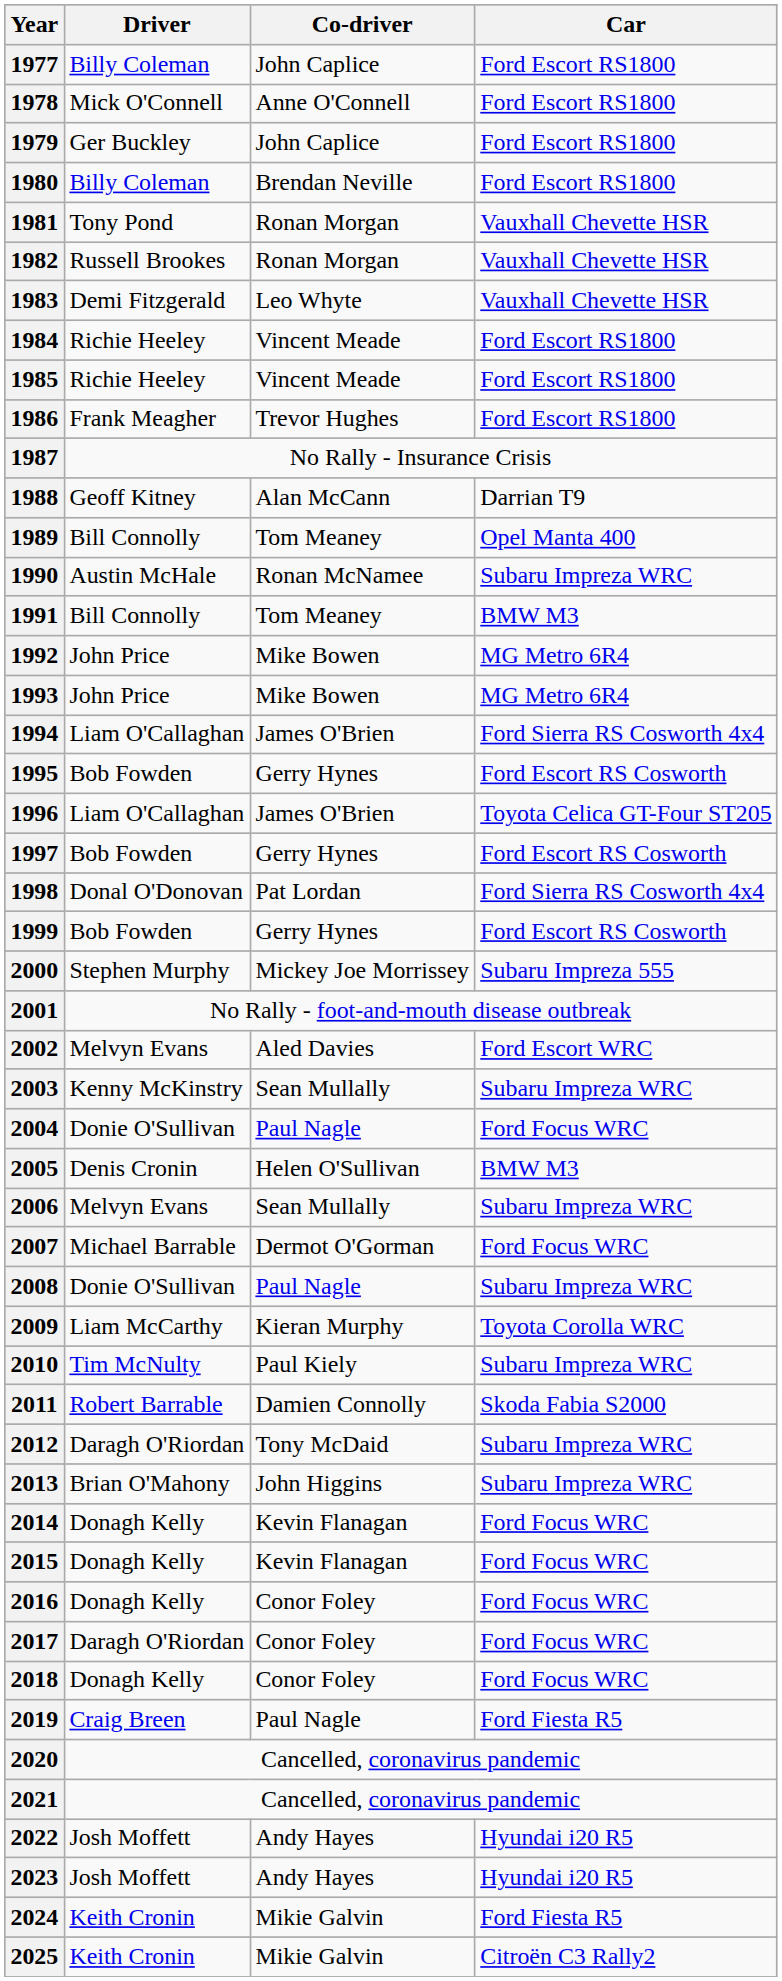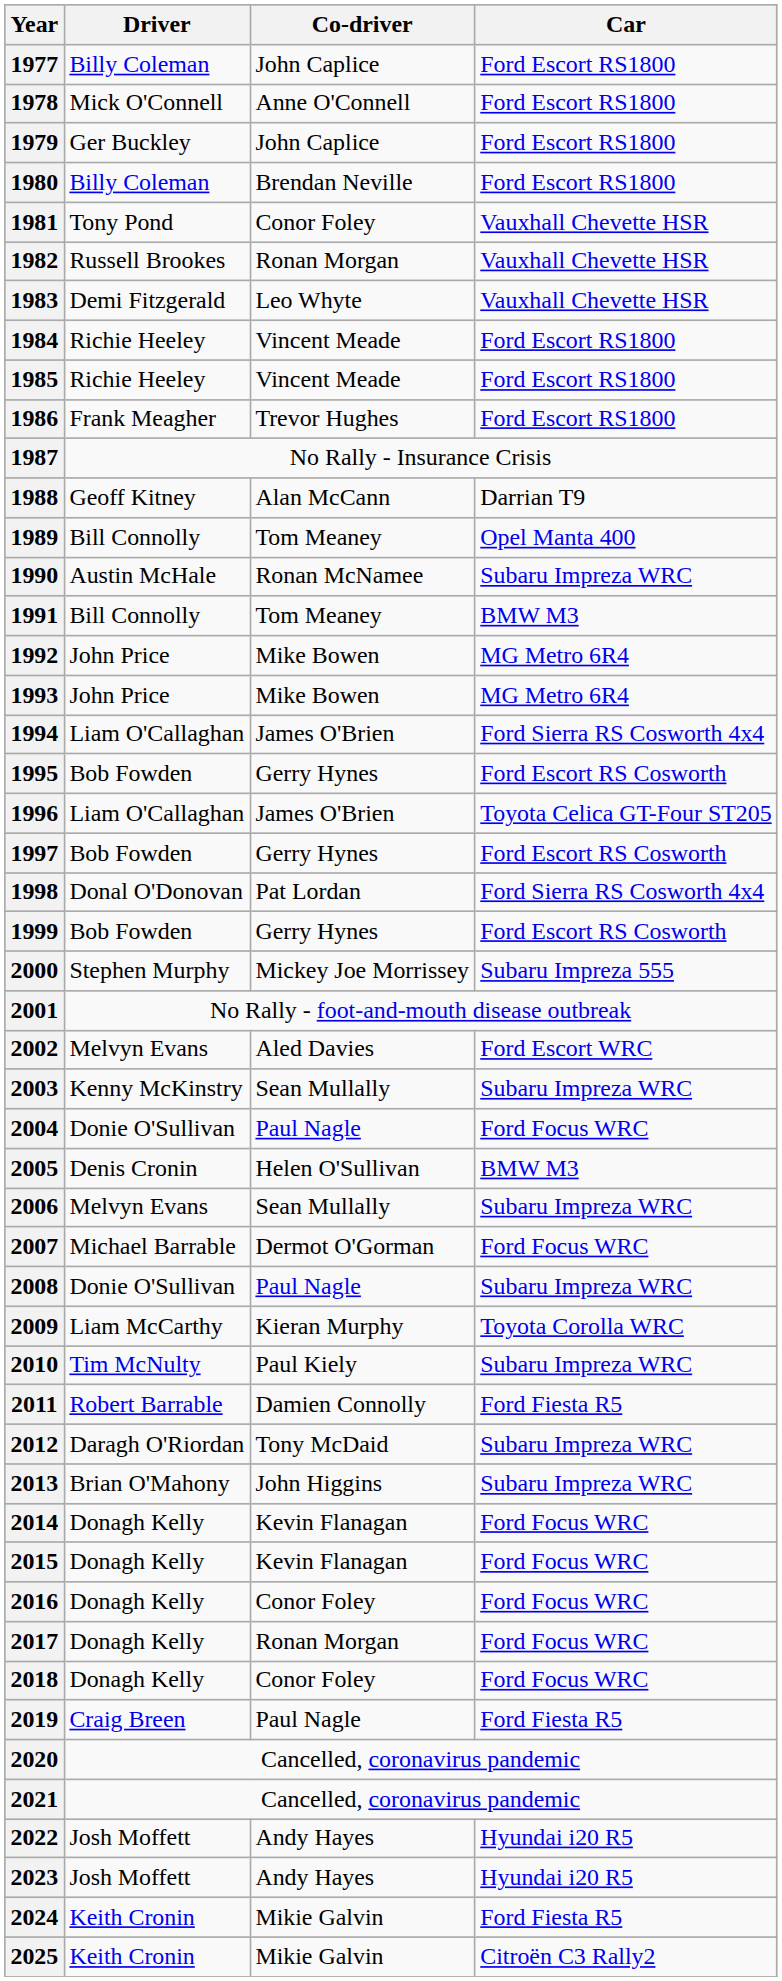(327, 221) Ronan Morgan -> (315, 221) Conor Foley
(573, 1404) Skoda Fabia S2000 -> (551, 1404) Ford Fiesta R5
(157, 1641) Daragh O'Riordan -> (137, 1641) Donagh Kelly
(315, 1641) Conor Foley -> (327, 1641) Ronan Morgan
